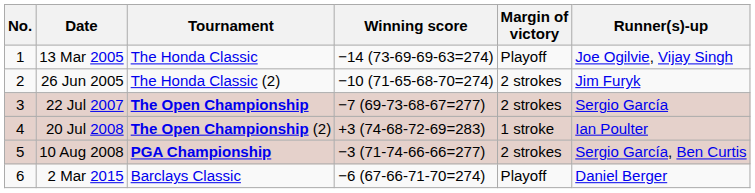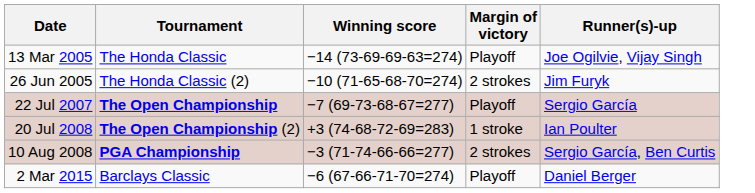- column: (20, 25)
(531, 105) 2 strokes -> (492, 105) Playoff
